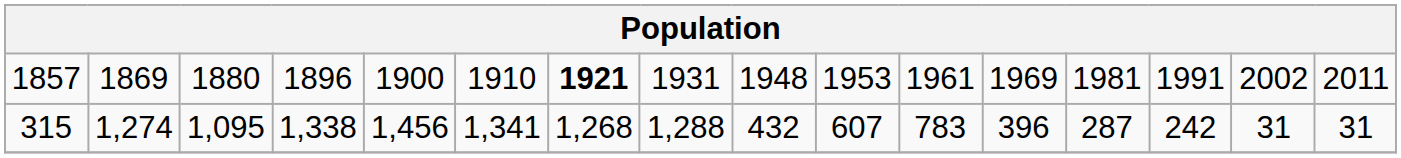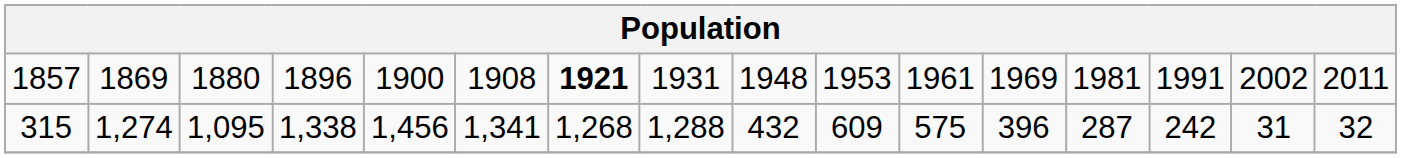(502, 78) 1910 -> (502, 78) 1908
(857, 127) 607 -> (857, 127) 609
(940, 127) 783 -> (940, 127) 575
(1356, 127) 31 -> (1356, 127) 32
